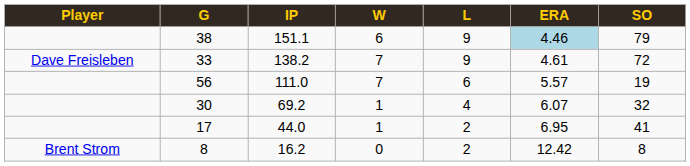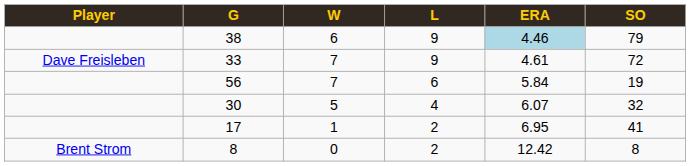- column: (292, 15)
(554, 82) 5.57 -> (535, 82) 5.84
(379, 104) 1 -> (334, 104) 5
